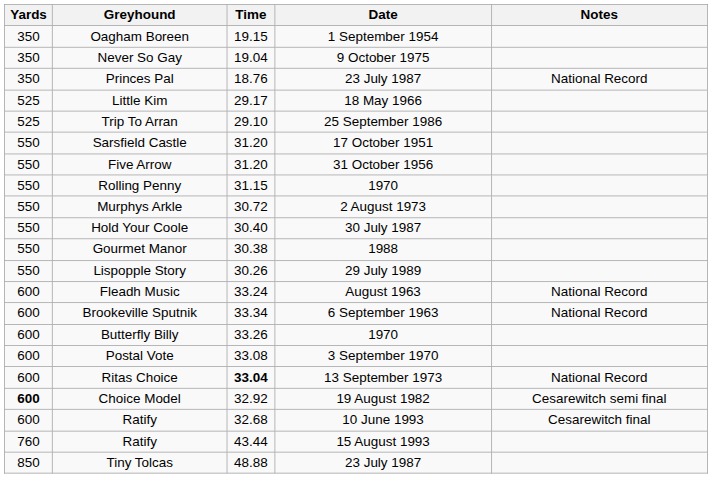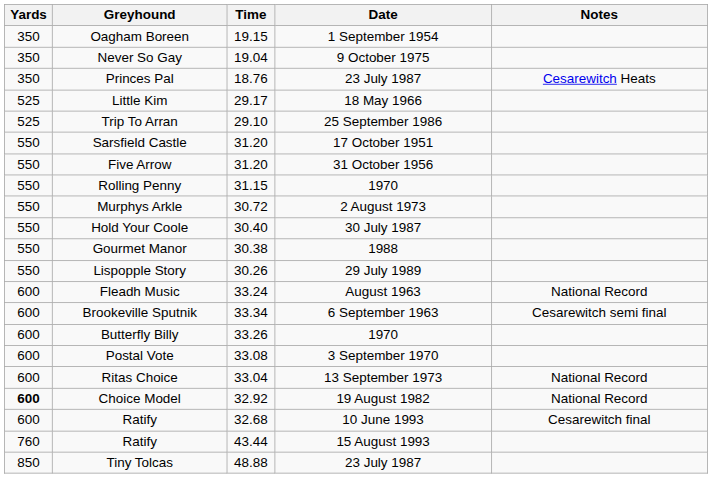(599, 79) National Record -> (599, 79) Cesarewitch Heats
(599, 313) National Record -> (599, 313) Cesarewitch semi final
(251, 377) bold -> (251, 377) normal
(599, 398) Cesarewitch semi final -> (599, 398) National Record
